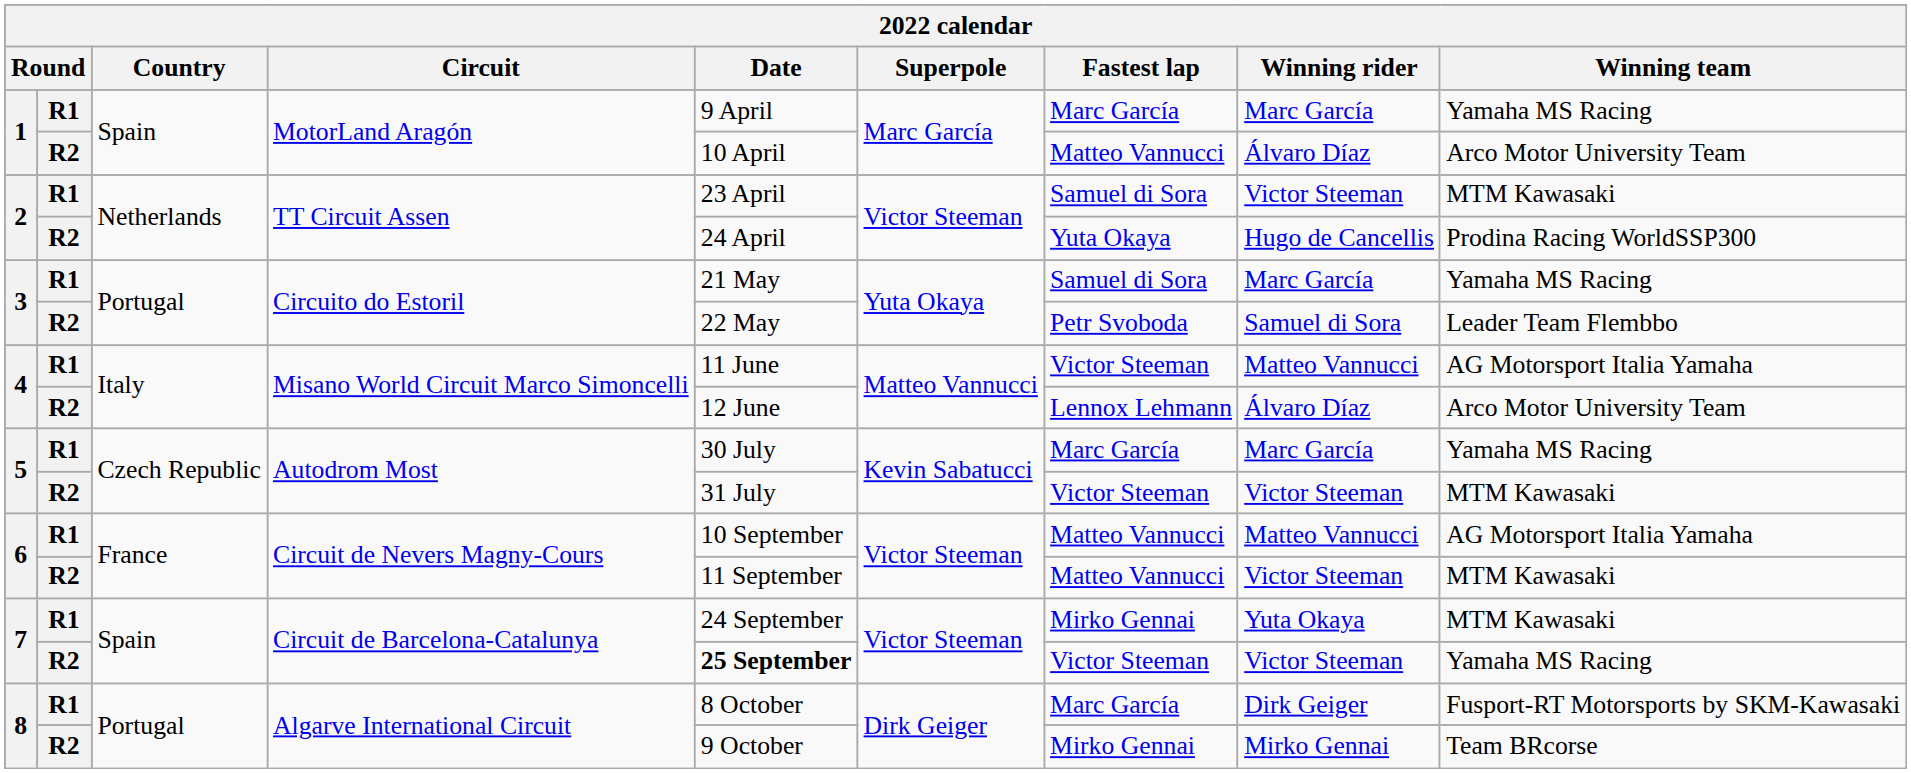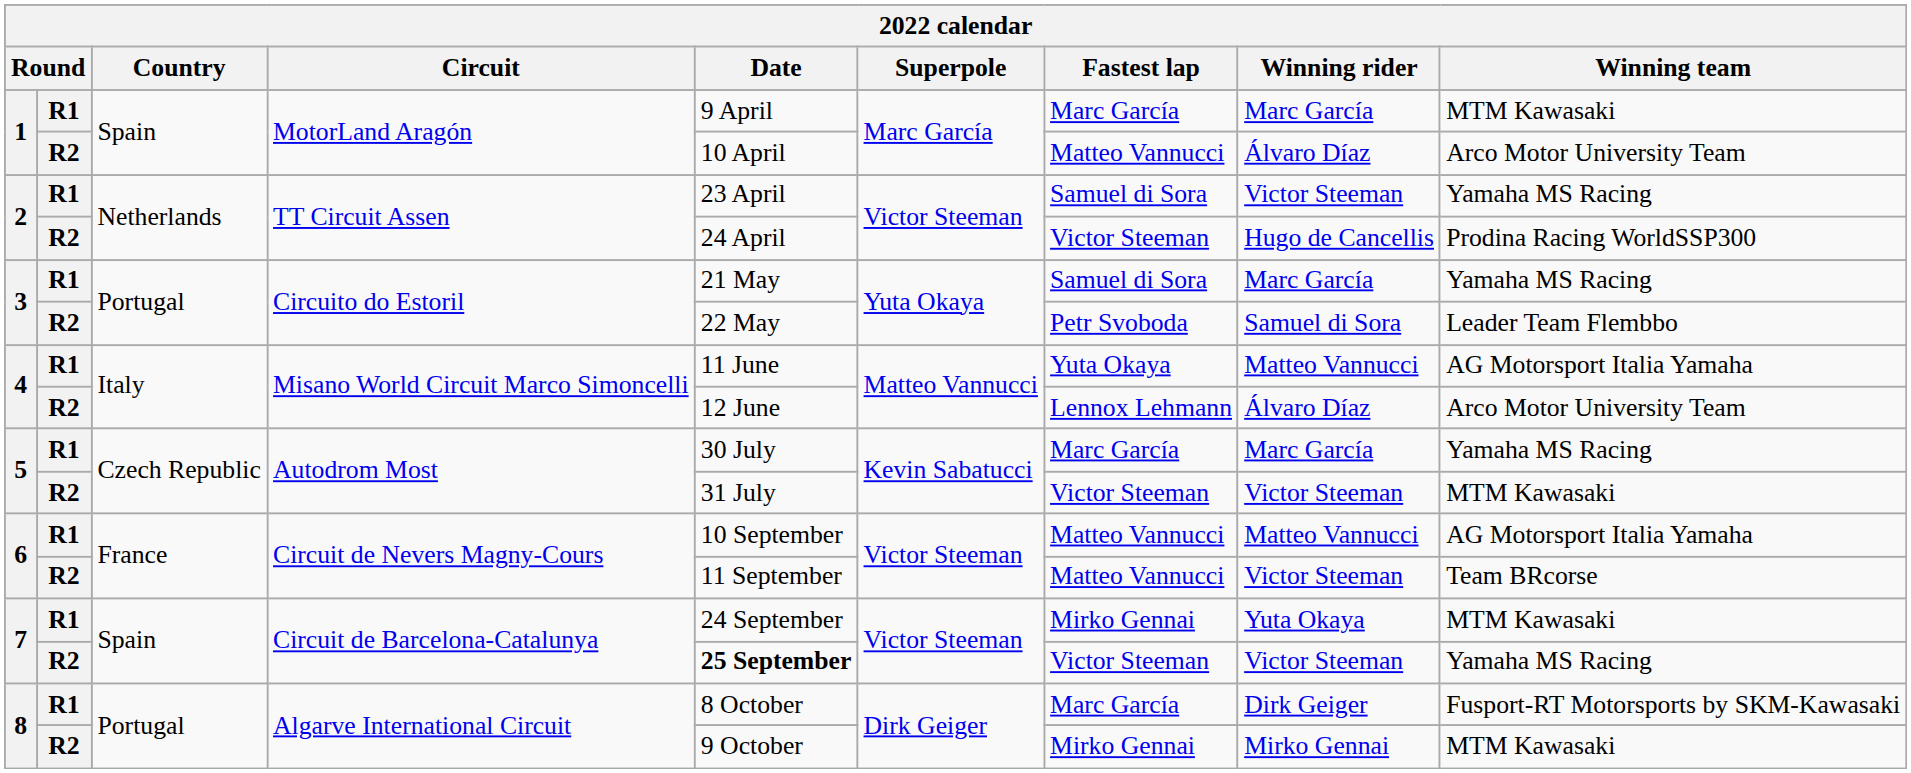(1549, 110) Yamaha MS Racing -> (1531, 110) MTM Kawasaki
(1531, 194) MTM Kawasaki -> (1549, 194) Yamaha MS Racing
(1110, 237) Yuta Okaya -> (1130, 237) Victor Steeman
(1130, 364) Victor Steeman -> (1110, 364) Yuta Okaya
(1531, 576) MTM Kawasaki -> (1522, 576) Team BRcorse
(1522, 746) Team BRcorse -> (1531, 746) MTM Kawasaki
